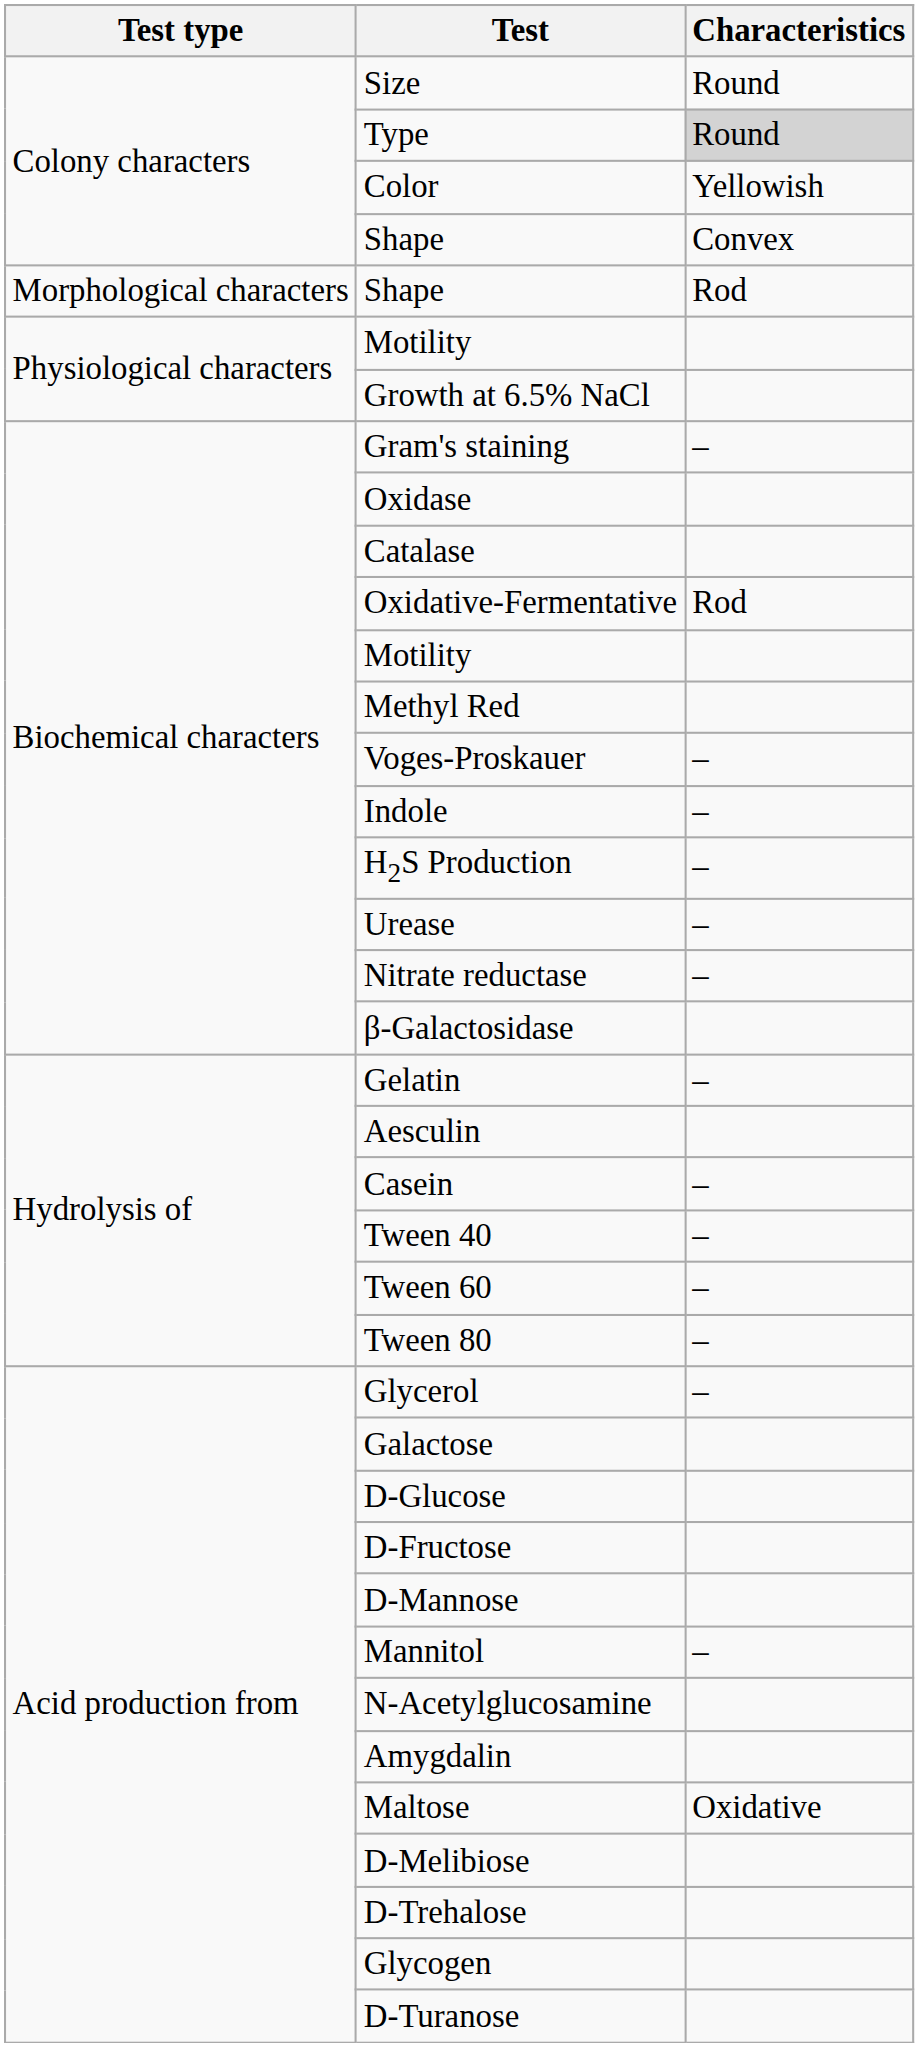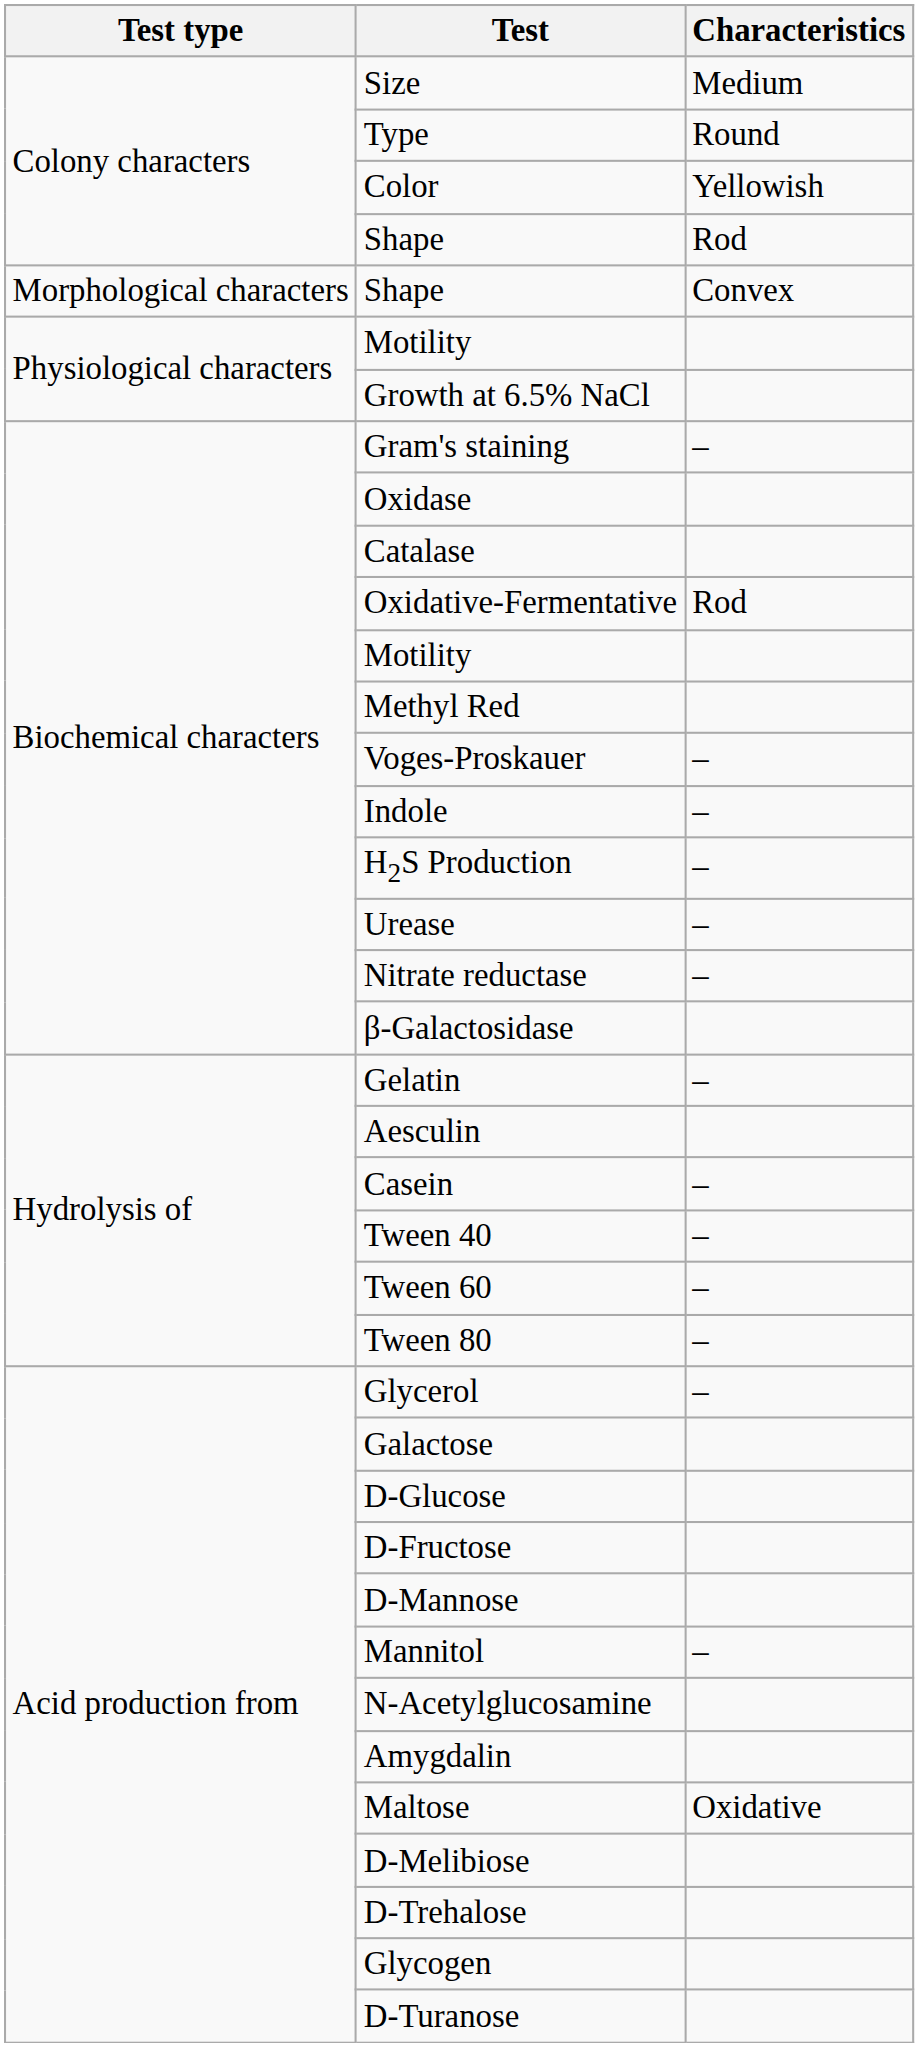(736, 82) Round -> (748, 82) Medium
(736, 134) lightgrey background -> (736, 134) no background
(743, 238) Convex -> (720, 238) Rod
(720, 290) Rod -> (743, 290) Convex
